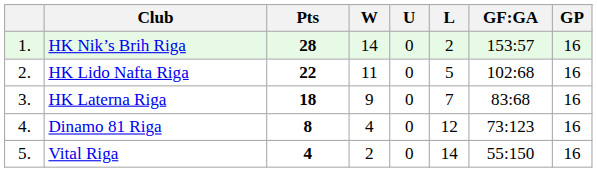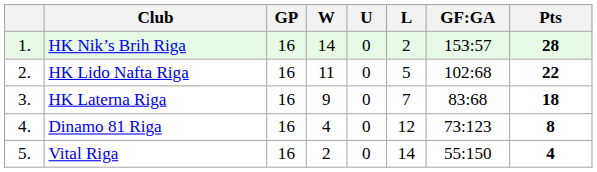columns swapped: (572, 18) <-> (308, 18)
